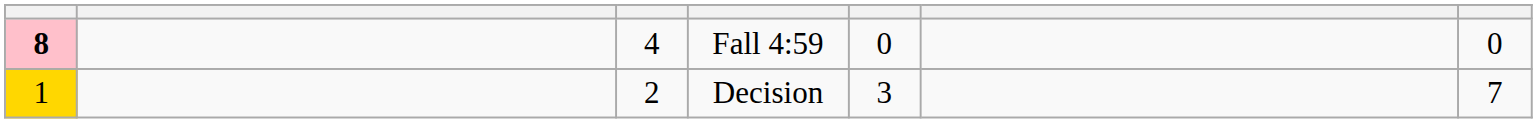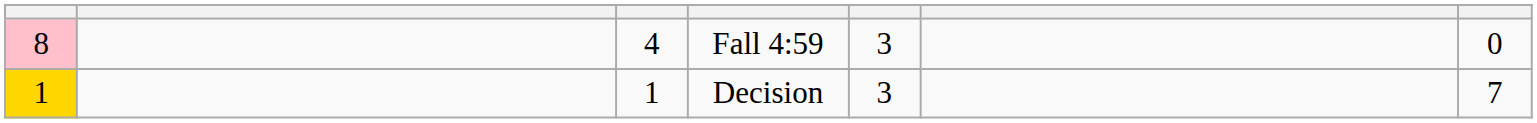(41, 43) bold -> (41, 43) normal
(884, 43) 0 -> (884, 43) 3
(652, 92) 2 -> (652, 92) 1
